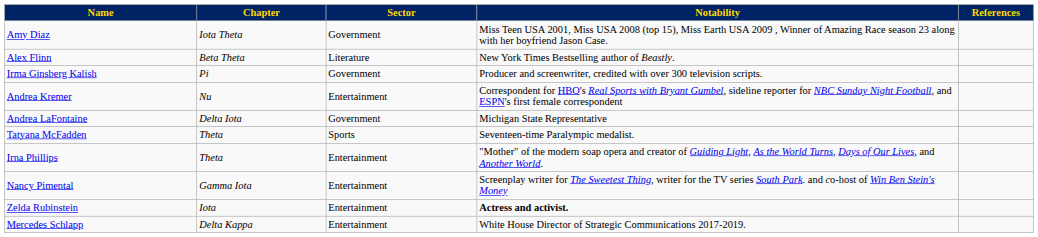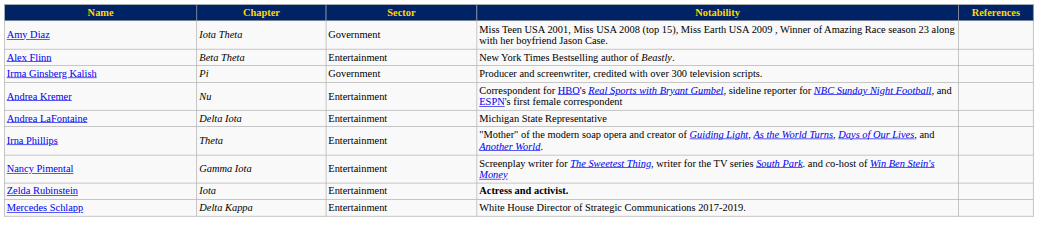(349, 57) Literature -> (358, 57) Entertainment
(354, 118) Government -> (358, 118) Entertainment
- row: (47, 135)
